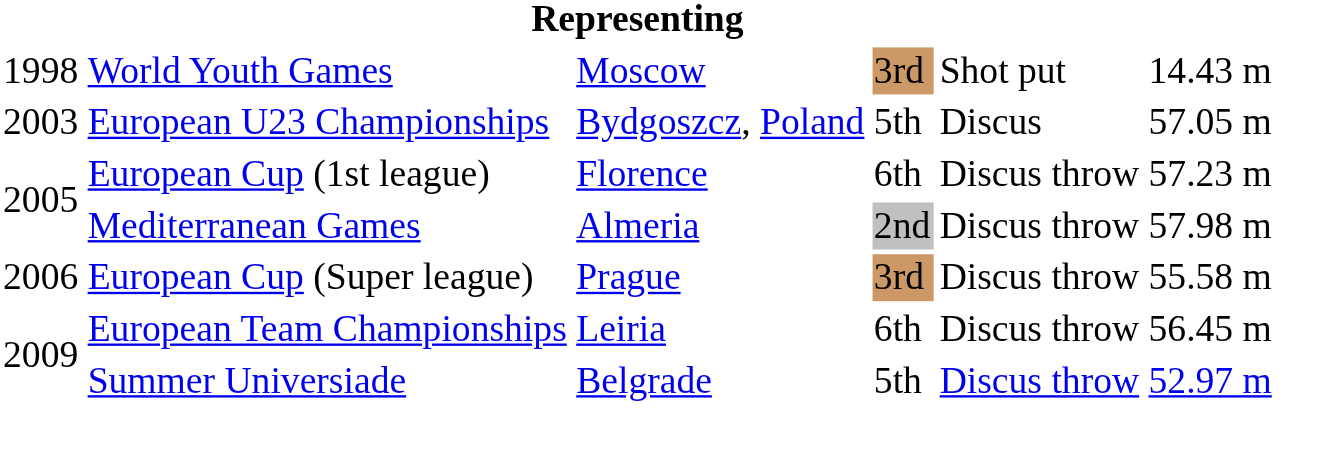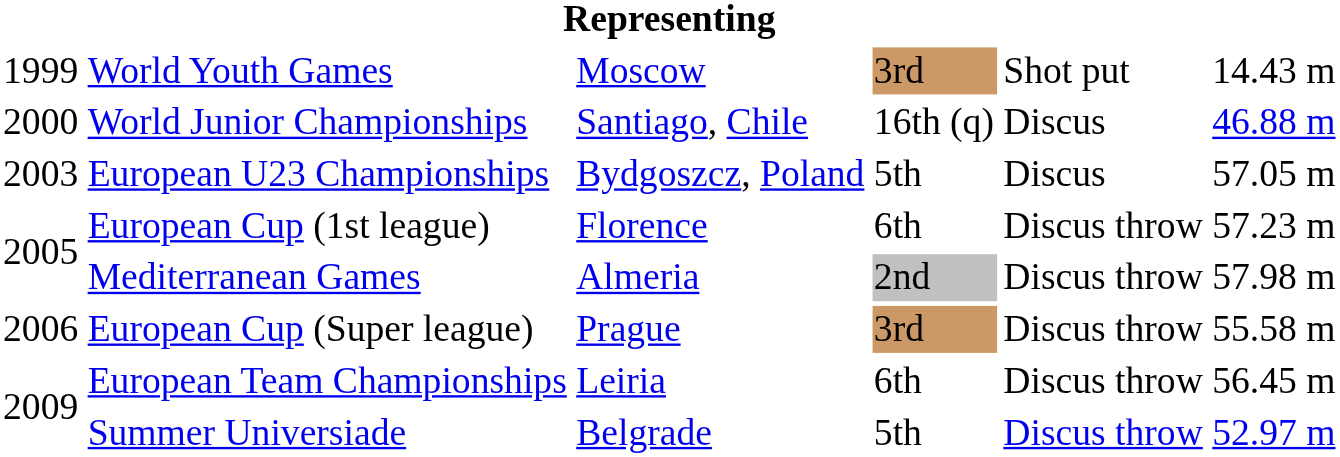(41, 70) 1998 -> (41, 70) 1999
+ row: (308, 121)
